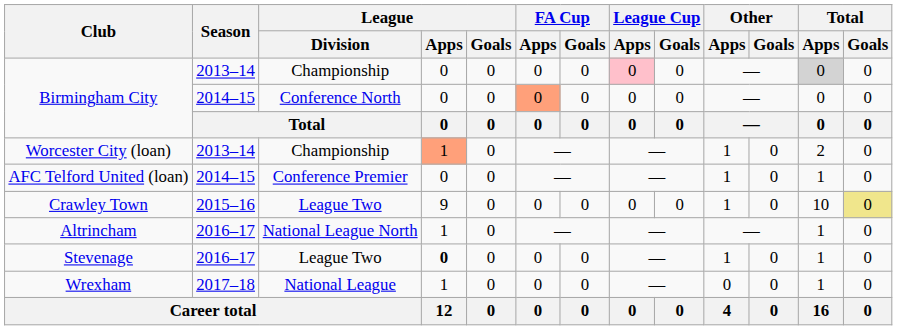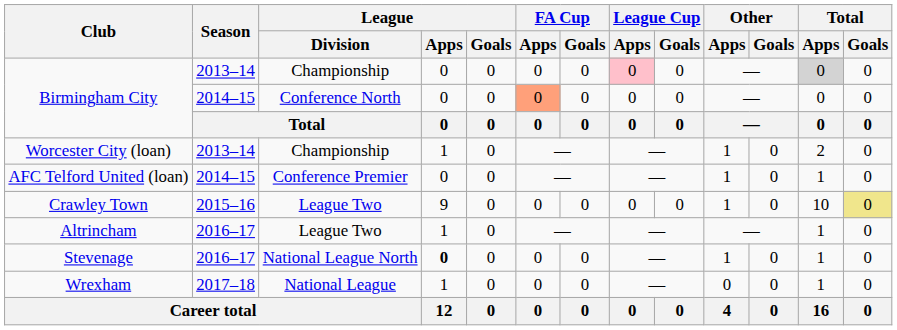(444, 151) lightsalmon background -> (444, 151) no background
(340, 230) National League North -> (340, 230) League Two
(340, 257) League Two -> (340, 257) National League North
